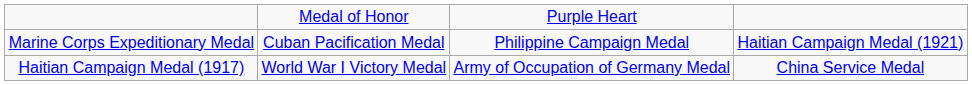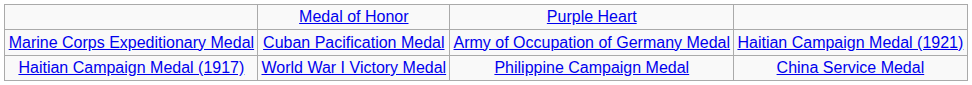(592, 42) Philippine Campaign Medal -> (592, 42) Army of Occupation of Germany Medal
(592, 67) Army of Occupation of Germany Medal -> (592, 67) Philippine Campaign Medal
